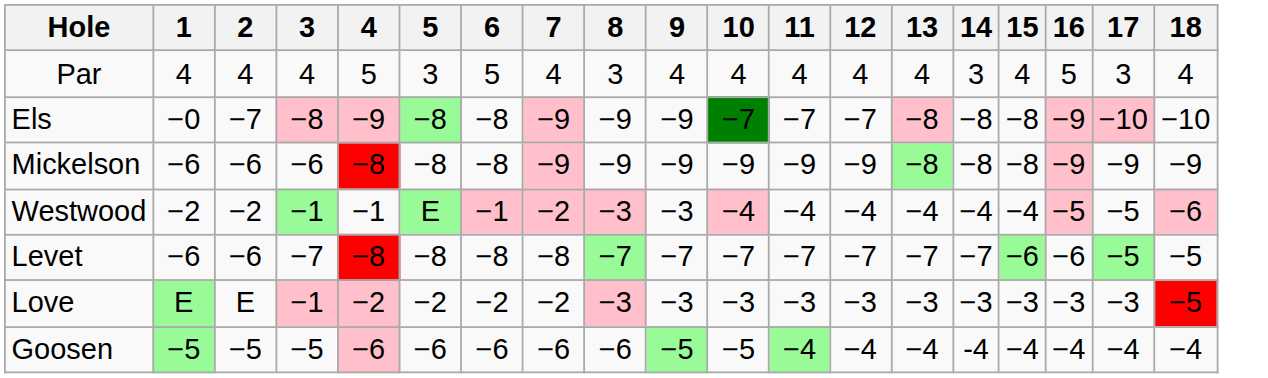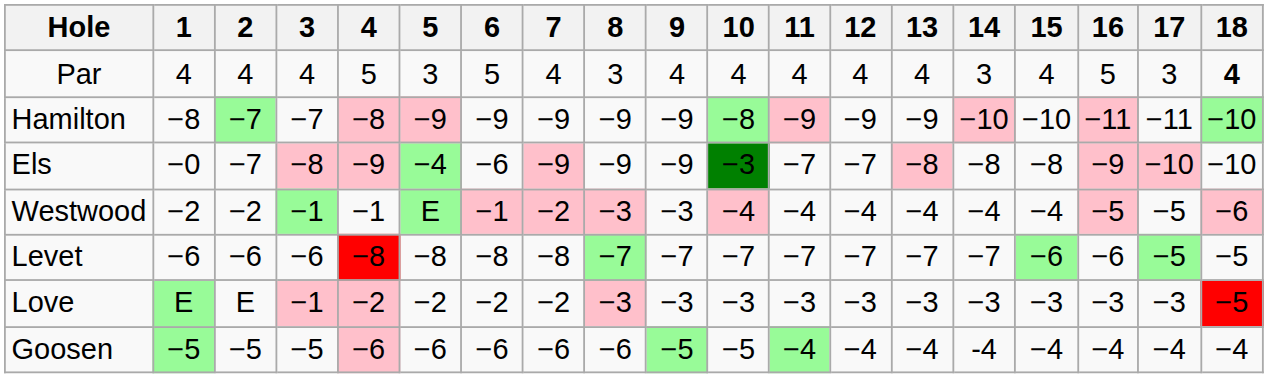(1186, 73) normal -> (1232, 73) bold
+ row: (69, 119)
(430, 119) −8 -> (430, 165) −4
(492, 119) −8 -> (492, 165) −6
(739, 119) −7 -> (739, 165) −3
- row: (76, 165)
(307, 257) −7 -> (307, 257) −6
